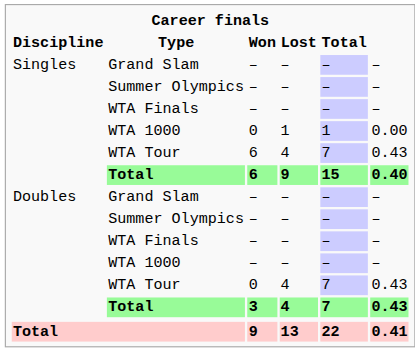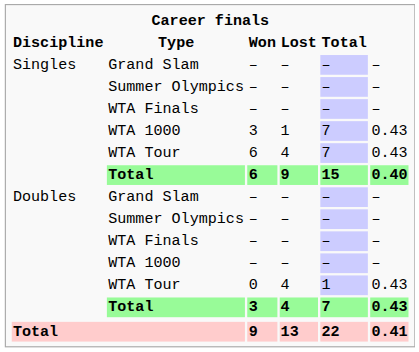(253, 131) 0 -> (253, 131) 3
(326, 131) 1 -> (326, 131) 7
(390, 131) 0.00 -> (390, 131) 0.43
(326, 285) 7 -> (326, 285) 1
